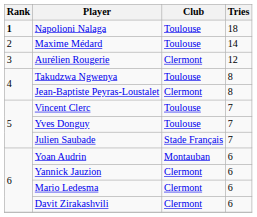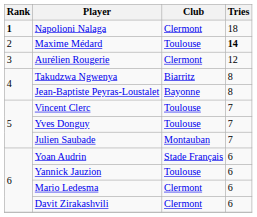(182, 28) Toulouse -> (183, 28) Clermont
(233, 44) normal -> (233, 44) bold
(182, 76) Toulouse -> (179, 76) Biarritz
(183, 92) Clermont -> (182, 92) Bayonne
(194, 140) Stade Français -> (187, 140) Montauban
(187, 156) Montauban -> (194, 156) Stade Français
(183, 172) Clermont -> (182, 172) Toulouse
